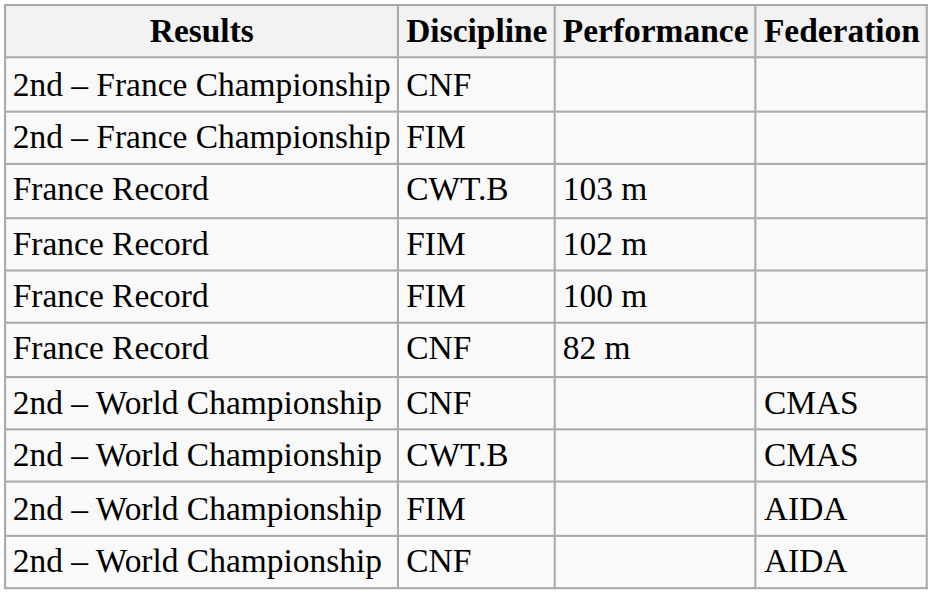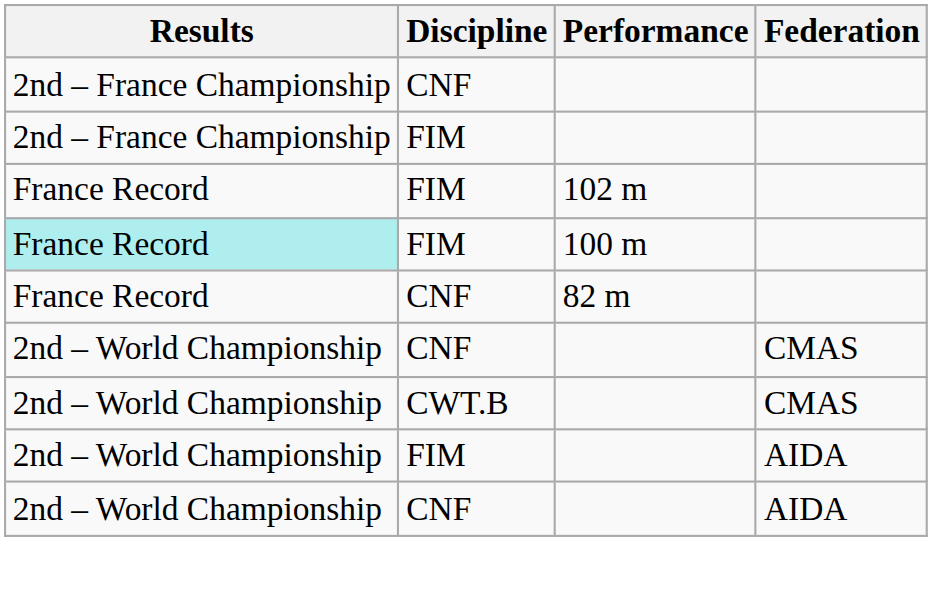- row: (457, 190)
(111, 296) no background -> (111, 243) paleturquoise background
